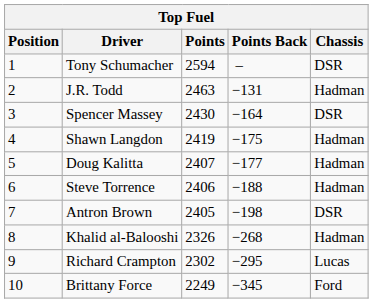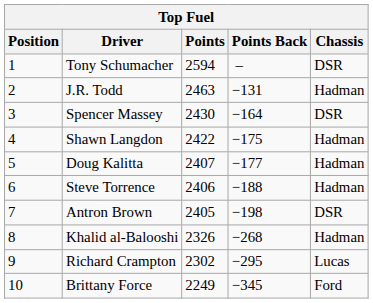(200, 139) 2419 -> (200, 139) 2422
